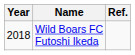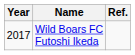(19, 35) 2018 -> (19, 35) 2017
